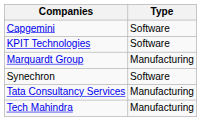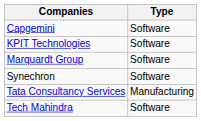(162, 60) Manufacturing -> (150, 60) Software
(162, 108) Manufacturing -> (150, 108) Software
